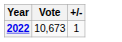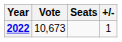+ column: (84, 12)
